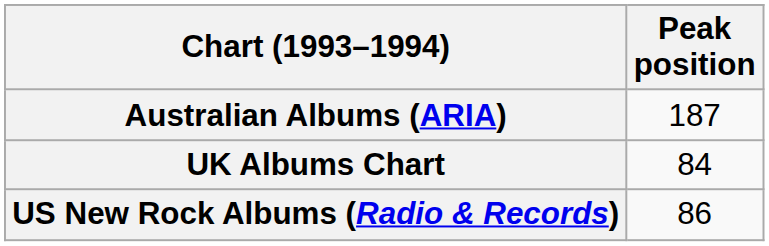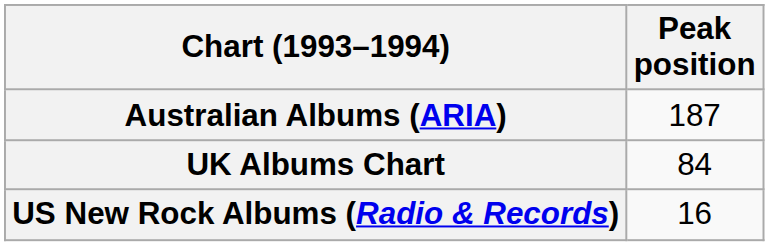(695, 213) 86 -> (695, 213) 16
